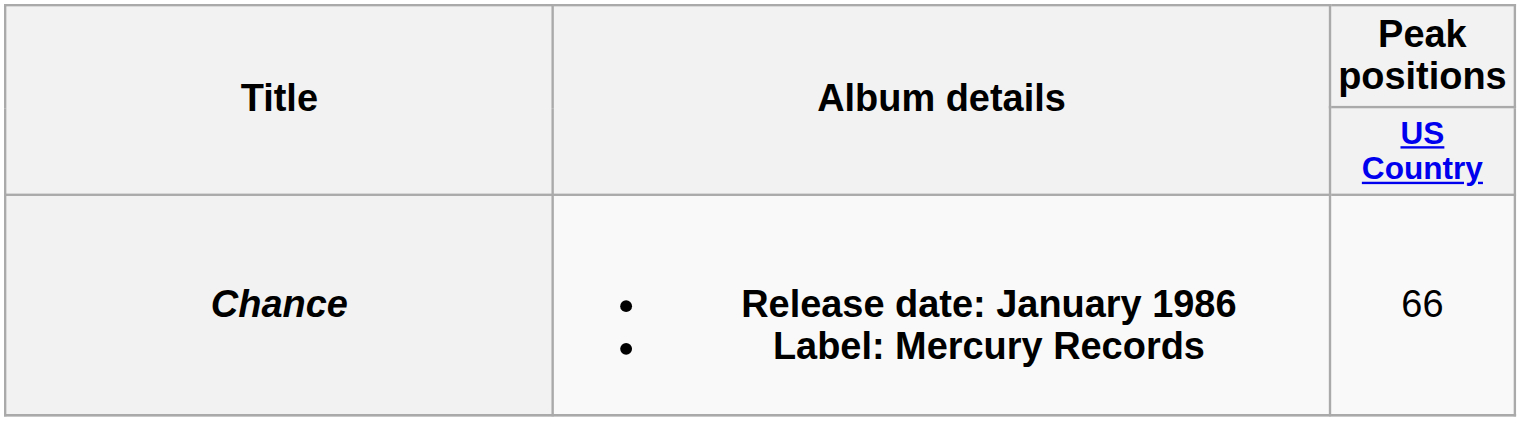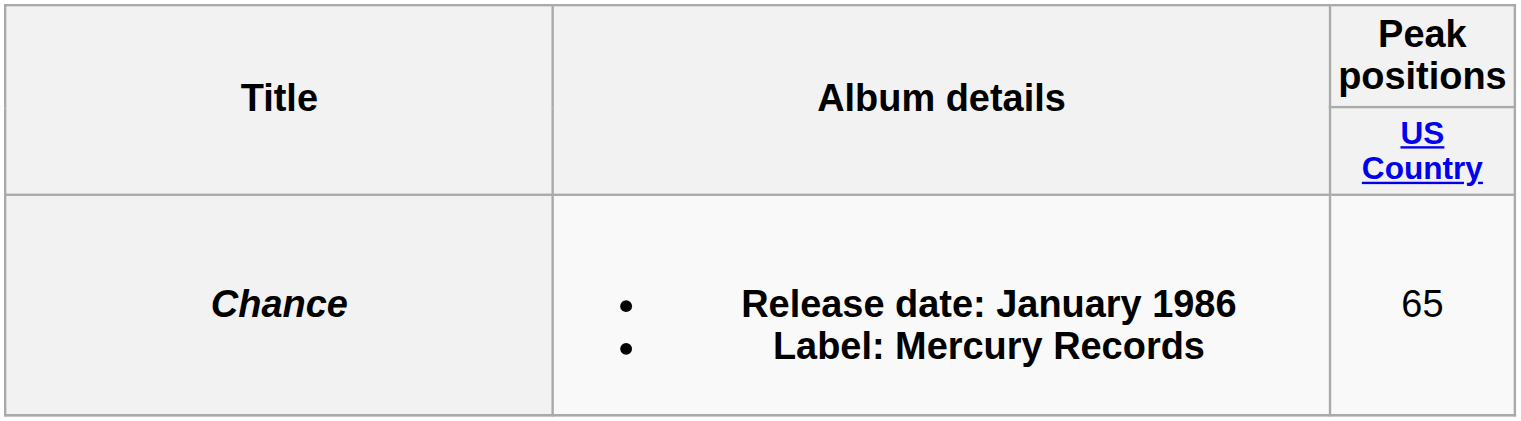(1422, 304) 66 -> (1422, 304) 65
